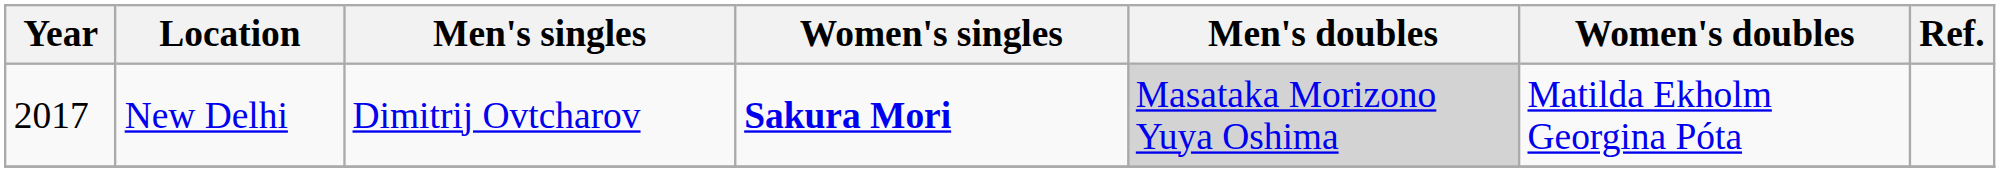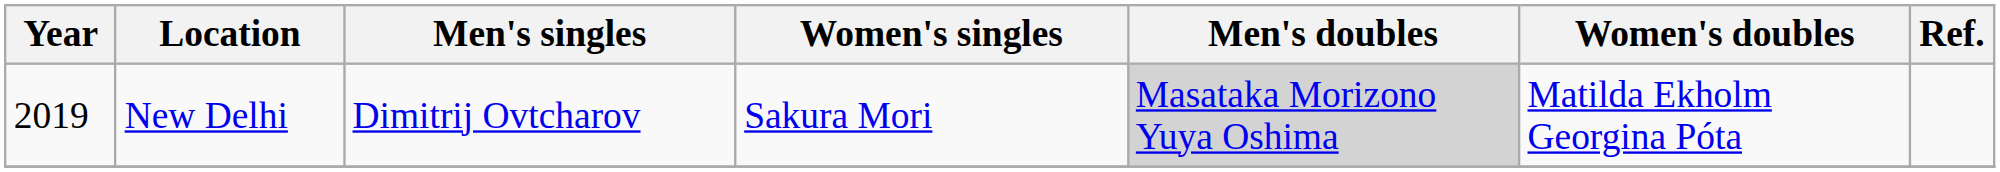(51, 114) 2017 -> (51, 114) 2019
(848, 114) bold -> (838, 114) normal
